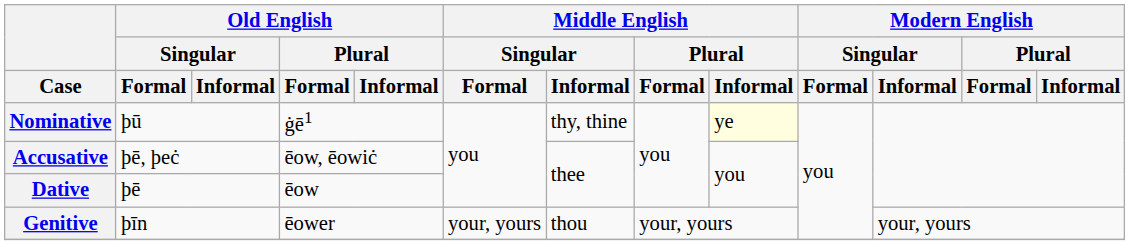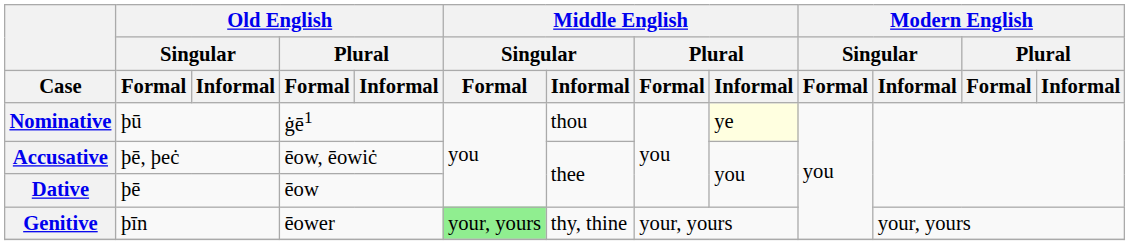(589, 121) thy, thine -> (569, 121) thou
(495, 222) no background -> (495, 222) lightgreen background
(569, 222) thou -> (589, 222) thy, thine
